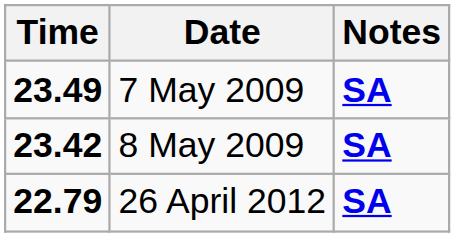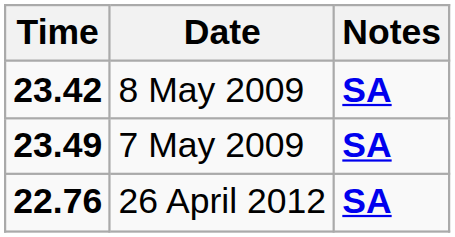rows swapped: (211, 88) <-> (211, 145)
(58, 201) 22.79 -> (58, 201) 22.76
